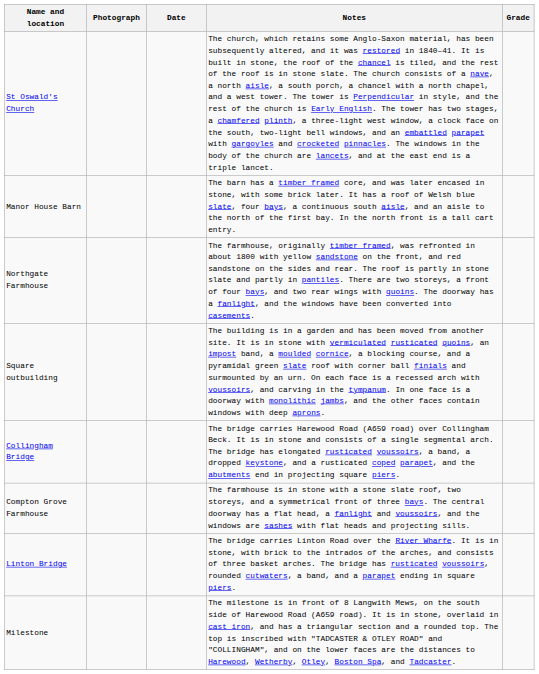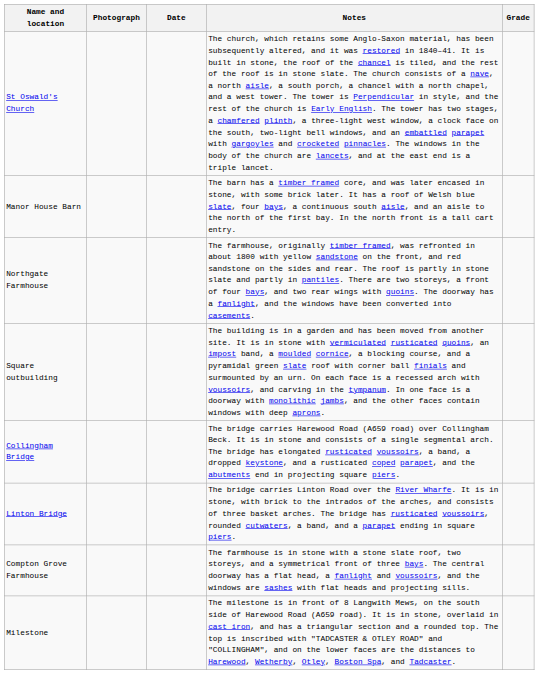rows swapped: (37, 508) <-> (37, 564)
